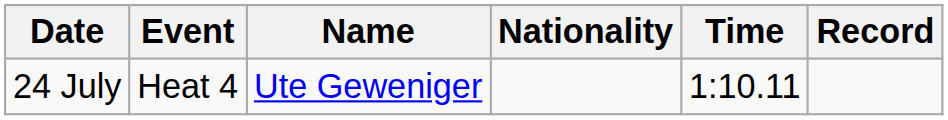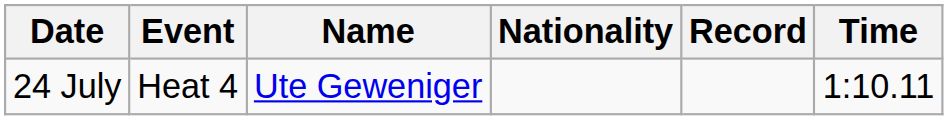columns swapped: (745, 31) <-> (875, 31)
